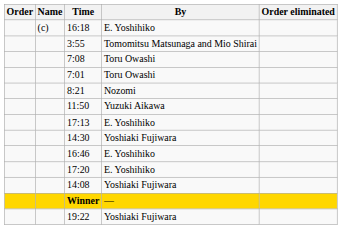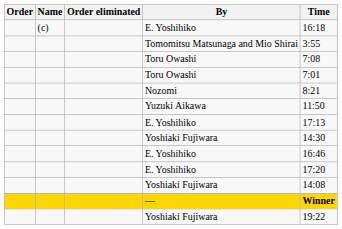columns swapped: (298, 12) <-> (83, 12)
